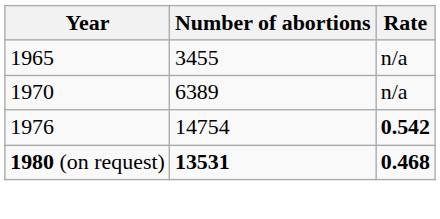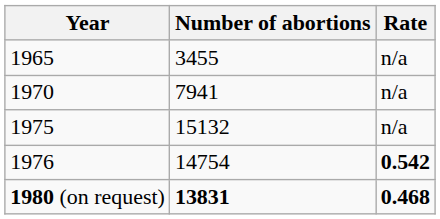(197, 92) 6389 -> (197, 92) 7941
+ row: (32, 127)
(202, 161) 13531 -> (202, 196) 13831
